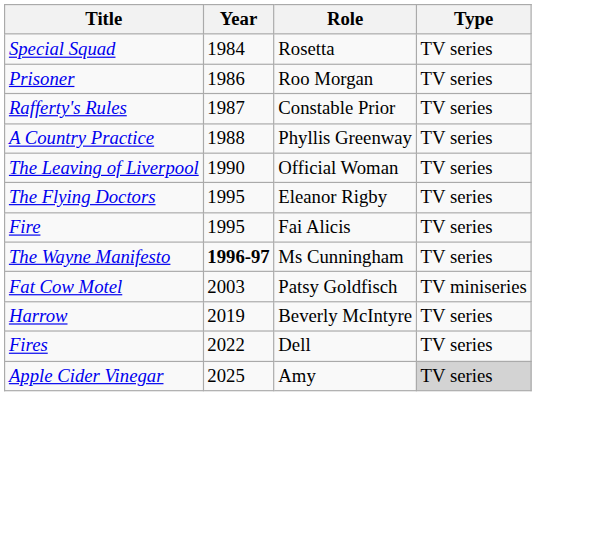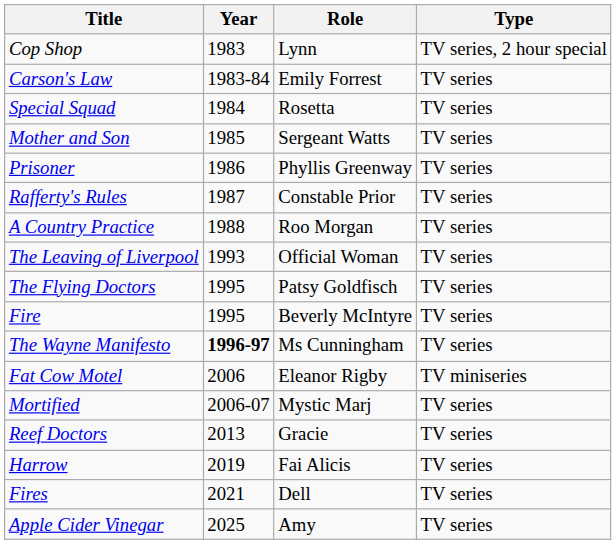+ row: (46, 49)
+ row: (61, 78)
+ row: (69, 138)
(326, 78) Roo Morgan -> (345, 167) Phyllis Greenway
(345, 138) Phyllis Greenway -> (326, 227) Roo Morgan
(226, 167) 1990 -> (226, 256) 1993
(333, 197) Eleanor Rigby -> (338, 286) Patsy Goldfisch
(314, 227) Fai Alicis -> (345, 316) Beverly McIntyre
(226, 286) 2003 -> (226, 375) 2006
(338, 286) Patsy Goldfisch -> (333, 375) Eleanor Rigby
+ row: (44, 405)
+ row: (58, 434)
(345, 316) Beverly McIntyre -> (314, 464) Fai Alicis
(226, 345) 2022 -> (226, 494) 2021
(457, 375) lightgrey background -> (457, 524) no background
